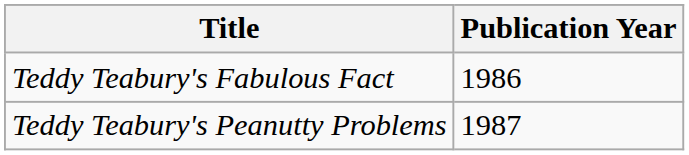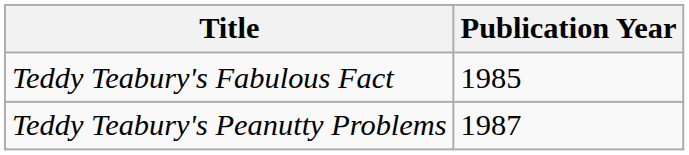(491, 76) 1986 -> (491, 76) 1985
